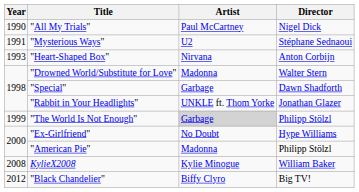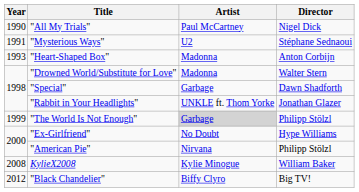(196, 57) Nirvana -> (199, 57) Madonna
(199, 149) Madonna -> (196, 149) Nirvana
